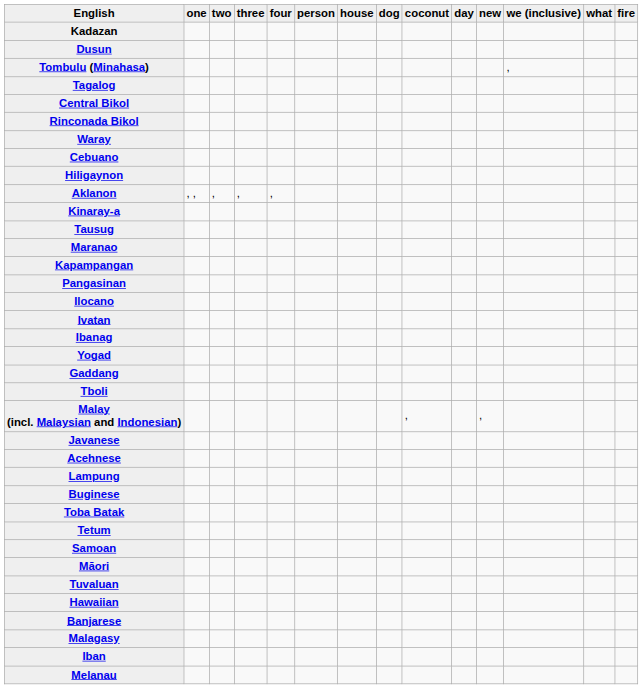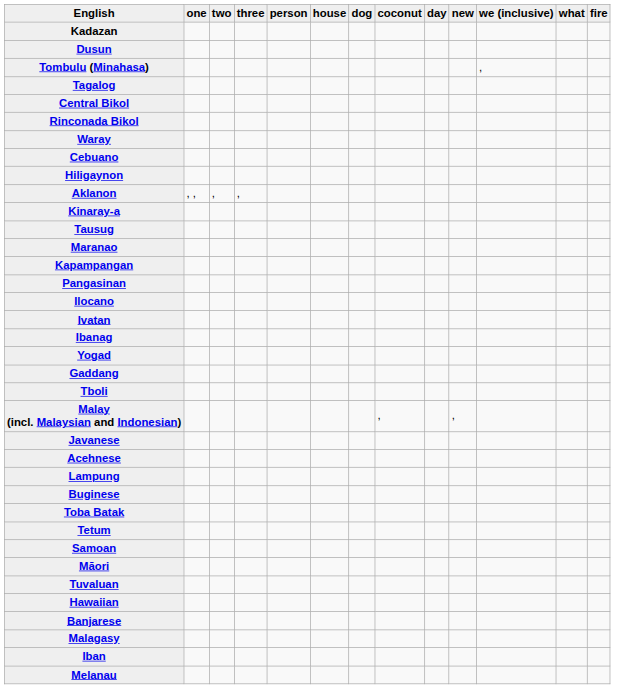- column: (281, 13)
